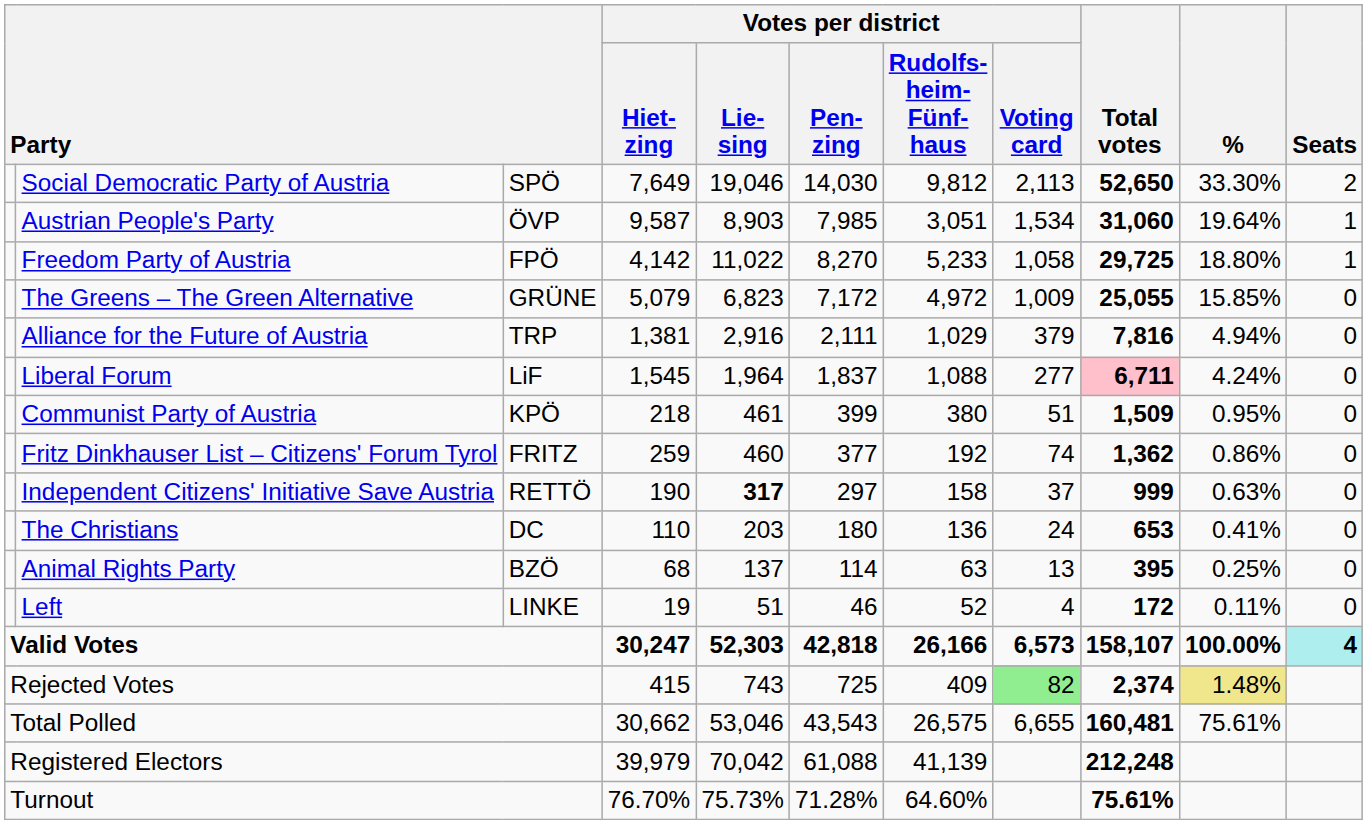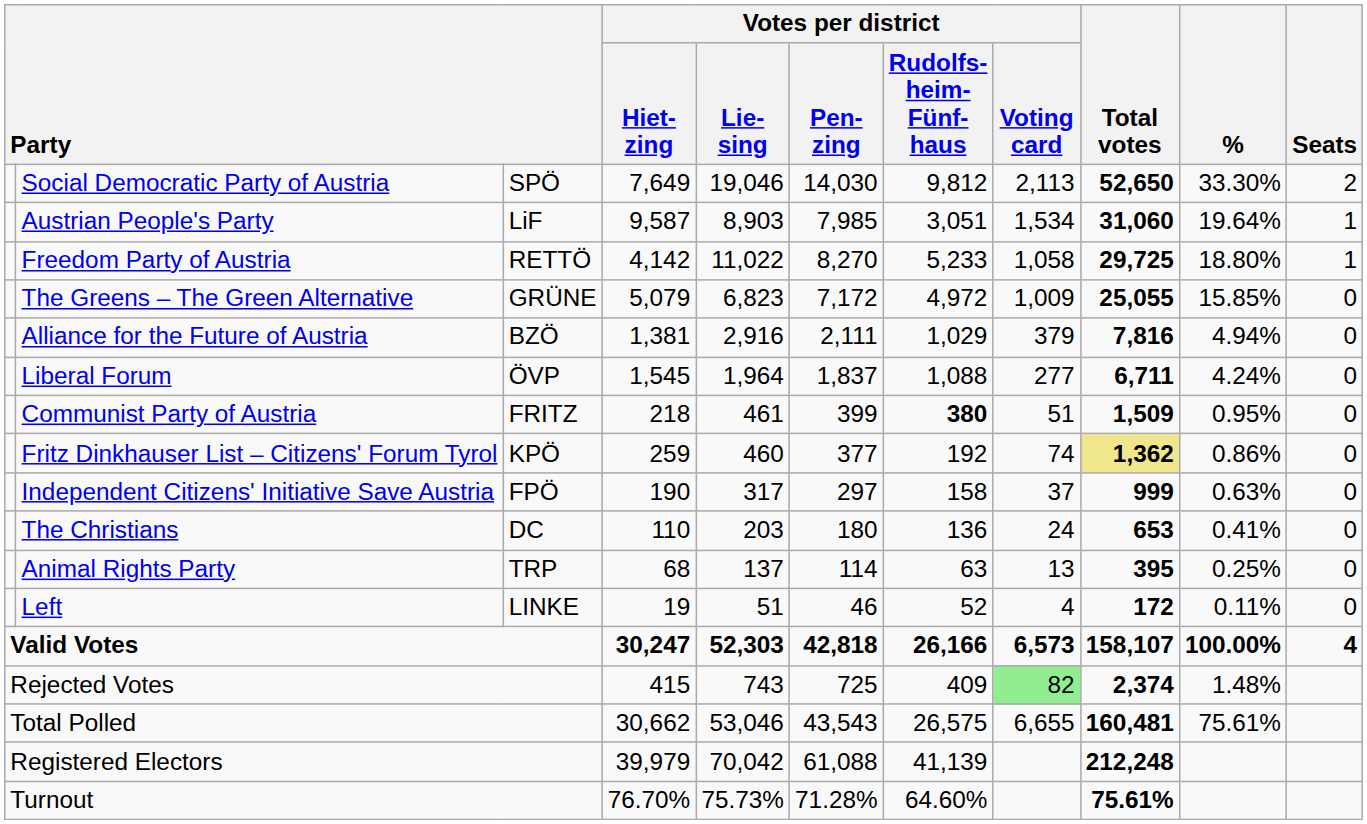(534, 221) ÖVP -> (526, 221) LiF
(534, 260) FPÖ -> (550, 260) RETTÖ
(533, 337) TRP -> (534, 337) BZÖ
(526, 375) LiF -> (534, 375) ÖVP
(1144, 375) pink background -> (1144, 375) no background
(534, 414) KPÖ -> (543, 414) FRITZ
(967, 414) normal -> (967, 414) bold
(543, 452) FRITZ -> (534, 452) KPÖ
(1143, 452) no background -> (1143, 452) khaki background
(550, 491) RETTÖ -> (534, 491) FPÖ
(764, 491) bold -> (764, 491) normal
(534, 568) BZÖ -> (533, 568) TRP
(1350, 645) paleturquoise background -> (1350, 645) no background
(1246, 684) khaki background -> (1246, 684) no background
